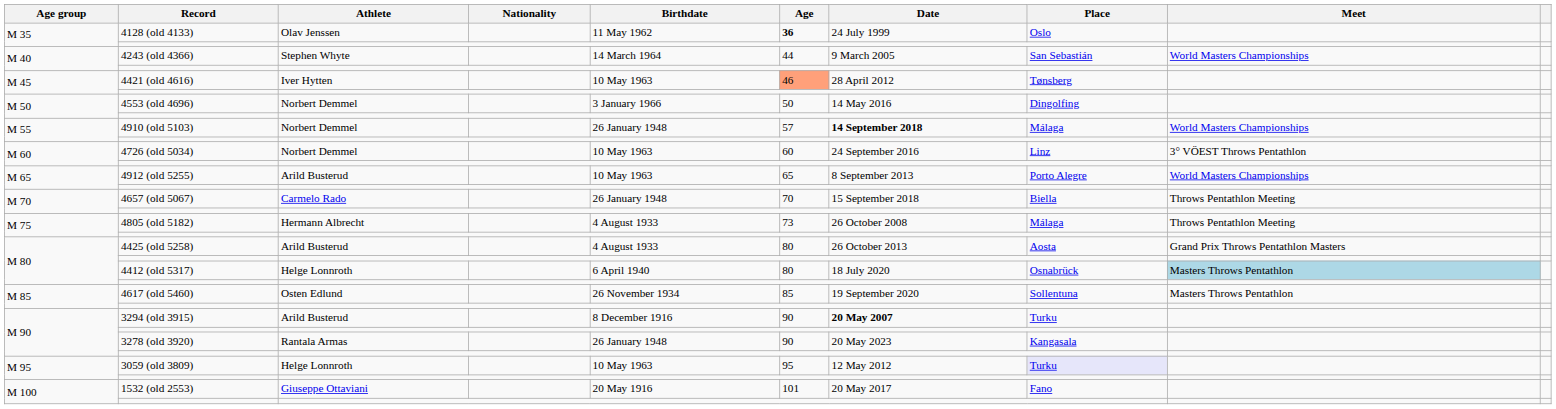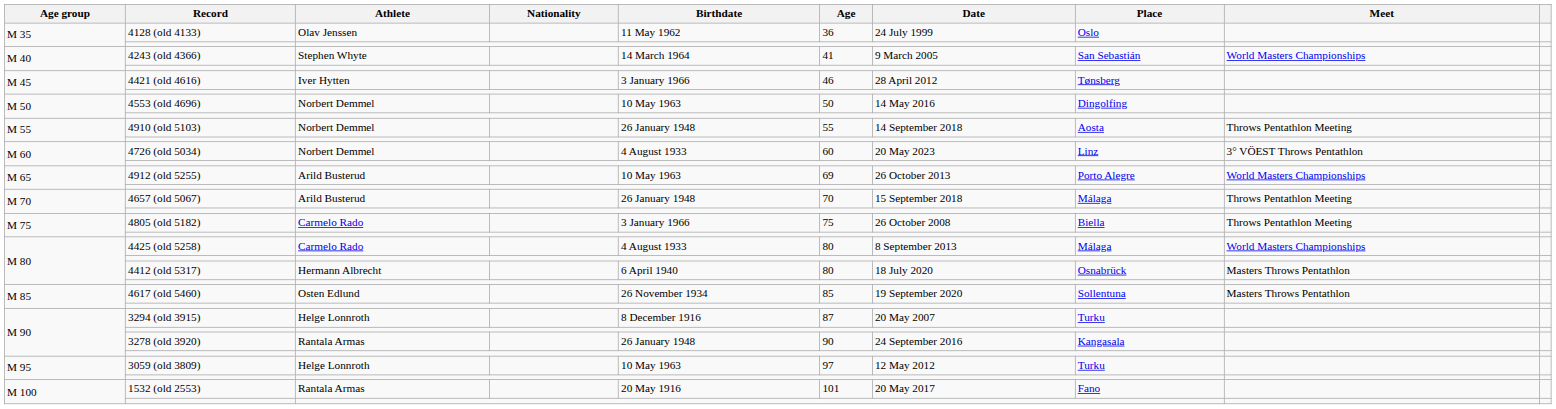(788, 32) bold -> (828, 32) normal
(788, 56) 44 -> (828, 56) 41
(623, 80) 10 May 1963 -> (655, 80) 3 January 1966
(788, 80) lightsalmon background -> (828, 80) no background
(627, 104) 3 January 1966 -> (651, 104) 10 May 1963
(788, 127) 57 -> (828, 127) 55
(877, 127) bold -> (919, 127) normal
(1047, 127) Málaga -> (1091, 127) Aosta
(1239, 127) World Masters Championships -> (1289, 127) Throws Pentathlon Meeting
(623, 151) 10 May 1963 -> (654, 151) 4 August 1933
(875, 151) 24 September 2016 -> (905, 151) 20 May 2023
(788, 175) 65 -> (828, 175) 69
(872, 175) 8 September 2013 -> (913, 175) 26 October 2013
(314, 199) Carmelo Rado -> (332, 199) Arild Busterud
(1043, 199) Biella -> (1095, 199) Málaga
(323, 222) Hermann Albrecht -> (331, 222) Carmelo Rado
(625, 222) 4 August 1933 -> (655, 222) 3 January 1966
(788, 222) 73 -> (828, 222) 75
(1047, 222) Málaga -> (1091, 222) Biella
(315, 246) Arild Busterud -> (331, 246) Carmelo Rado
(869, 246) 26 October 2013 -> (916, 246) 8 September 2013
(1043, 246) Aosta -> (1095, 246) Málaga
(1258, 246) Grand Prix Throws Pentathlon Masters -> (1296, 246) World Masters Championships
(317, 270) Helge Lonnroth -> (340, 270) Hermann Albrecht
(1231, 270) lightblue background -> (1288, 270) no background
(315, 318) Arild Busterud -> (334, 318) Helge Lonnroth
(788, 318) 90 -> (828, 318) 87
(862, 318) bold -> (905, 318) normal
(862, 341) 20 May 2023 -> (919, 341) 24 September 2016
(788, 365) 95 -> (828, 365) 97
(1043, 365) lavender background -> (1091, 365) no background
(324, 389) Giuseppe Ottaviani -> (331, 389) Rantala Armas
